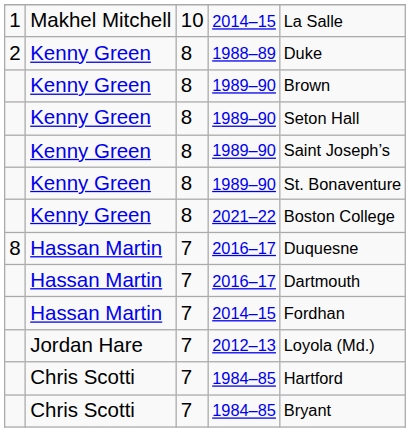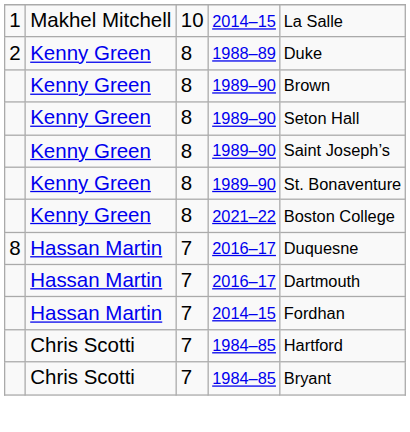- row: (15, 346)
